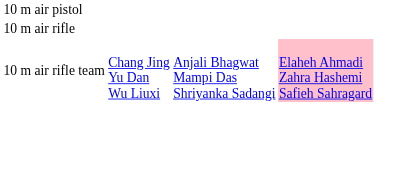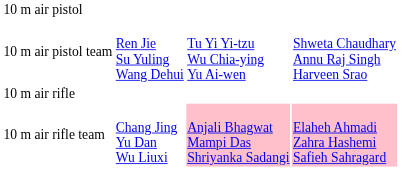+ row: (58, 51)
(224, 78) no background -> (238, 142) pink background
